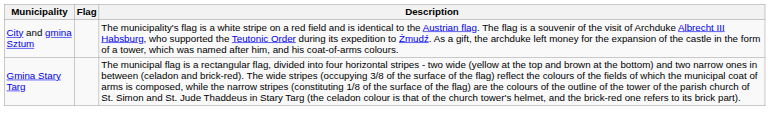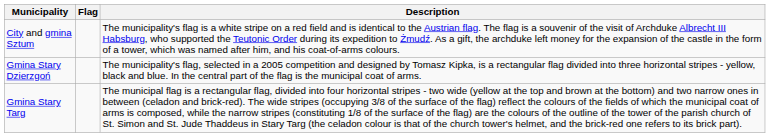+ row: (34, 70)
